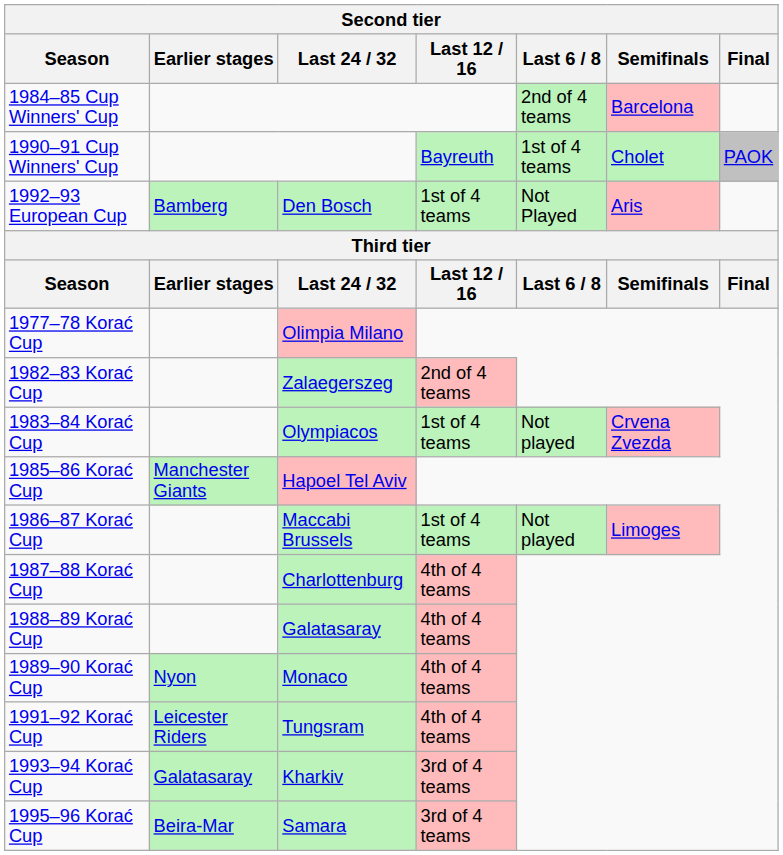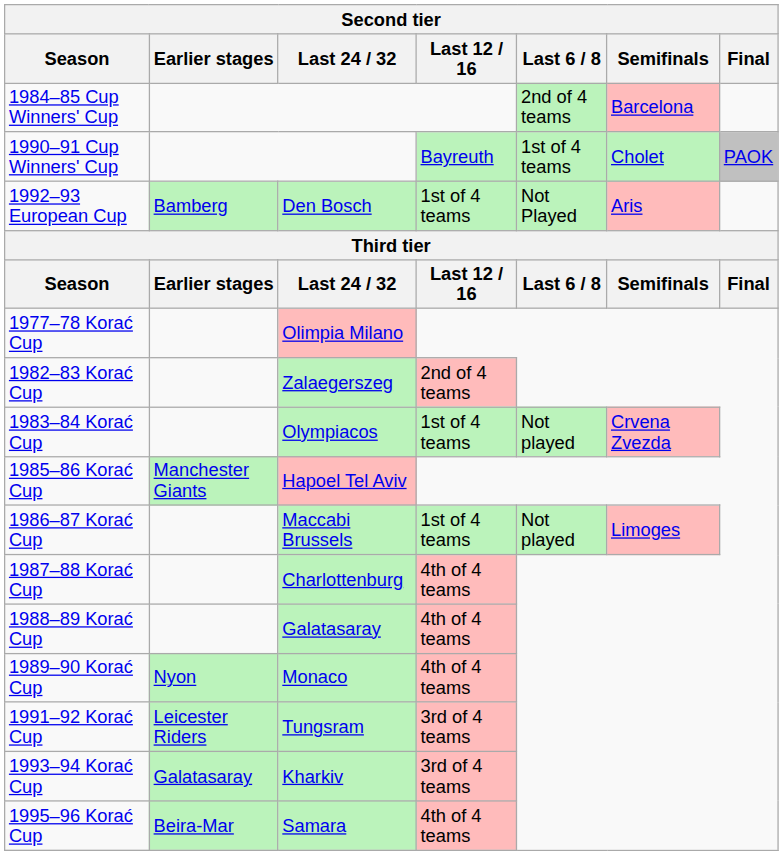(451, 727) 4th of 4 teams -> (452, 727) 3rd of 4 teams
(452, 826) 3rd of 4 teams -> (451, 826) 4th of 4 teams
